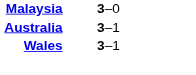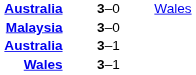+ row: (33, 8)
